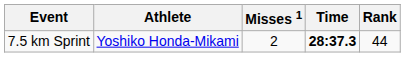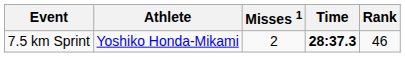(380, 42) 44 -> (380, 42) 46
